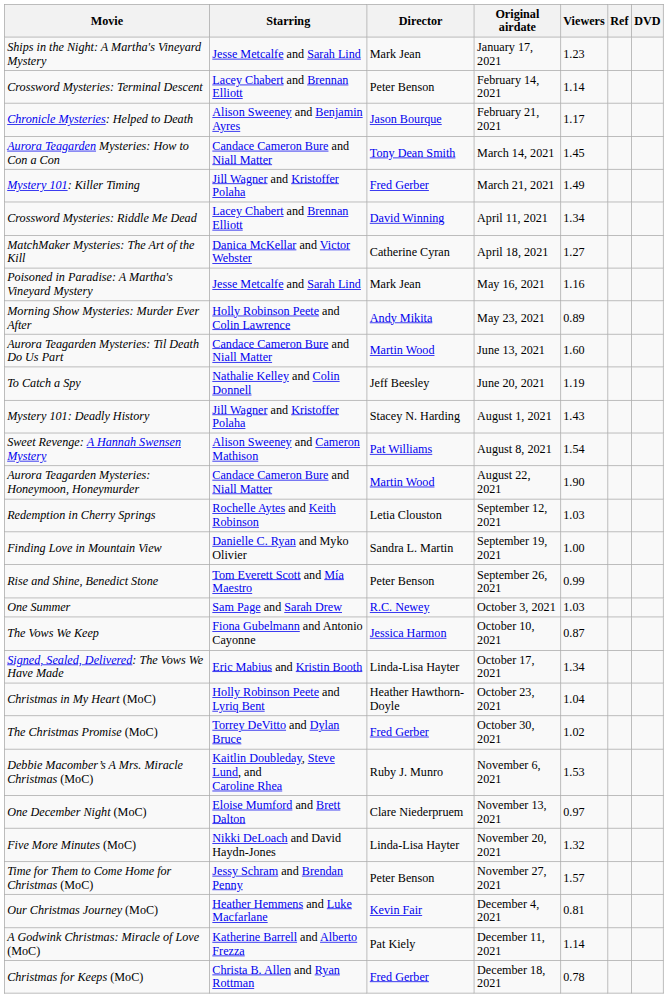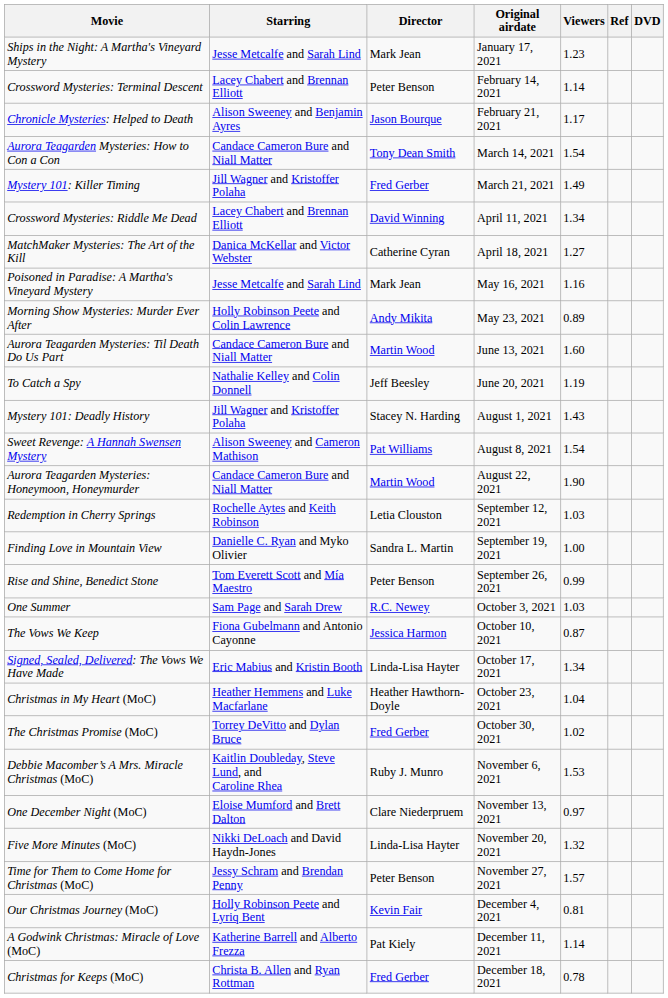(574, 152) 1.45 -> (574, 152) 1.54
(276, 699) Holly Robinson Peete and Lyriq Bent -> (282, 699) Heather Hemmens and Luke Macfarlane
(282, 911) Heather Hemmens and Luke Macfarlane -> (276, 911) Holly Robinson Peete and Lyriq Bent
